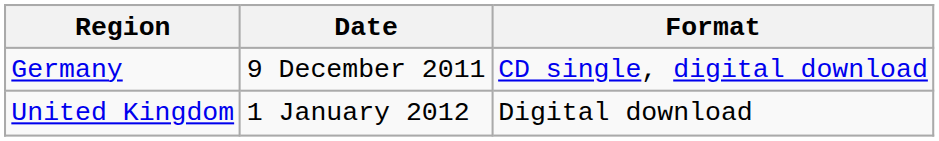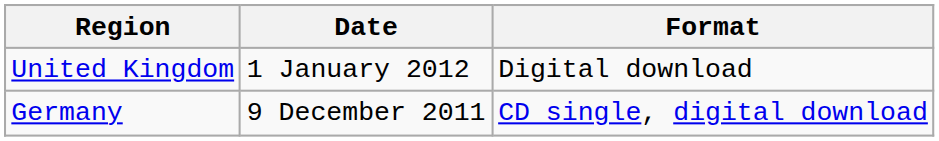rows swapped: (67, 70) <-> (123, 113)
